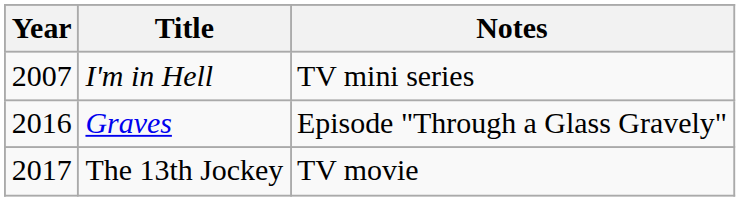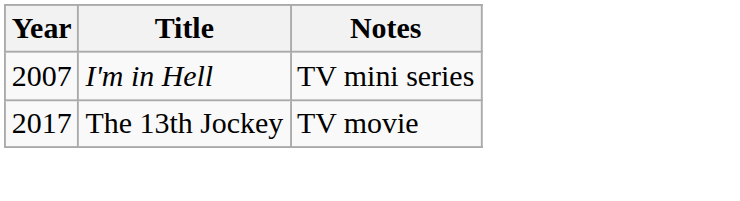- row: (129, 123)
